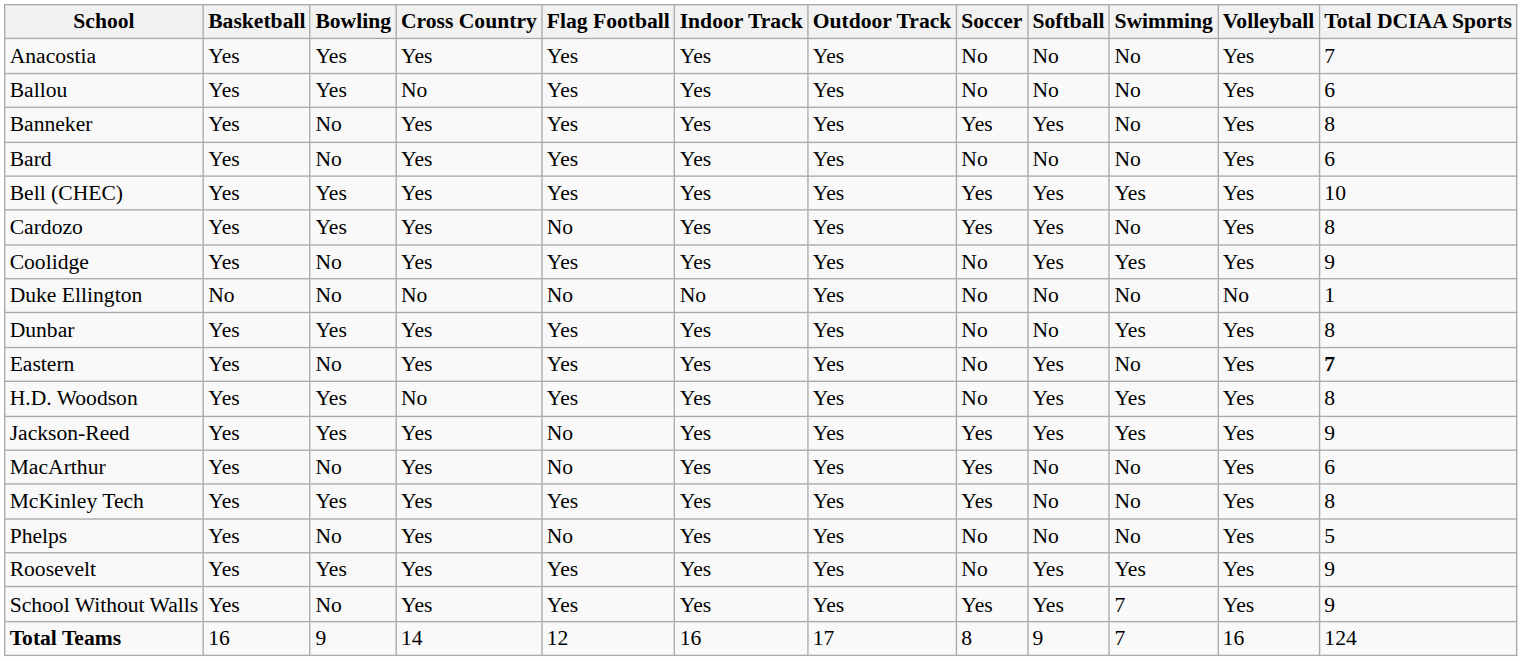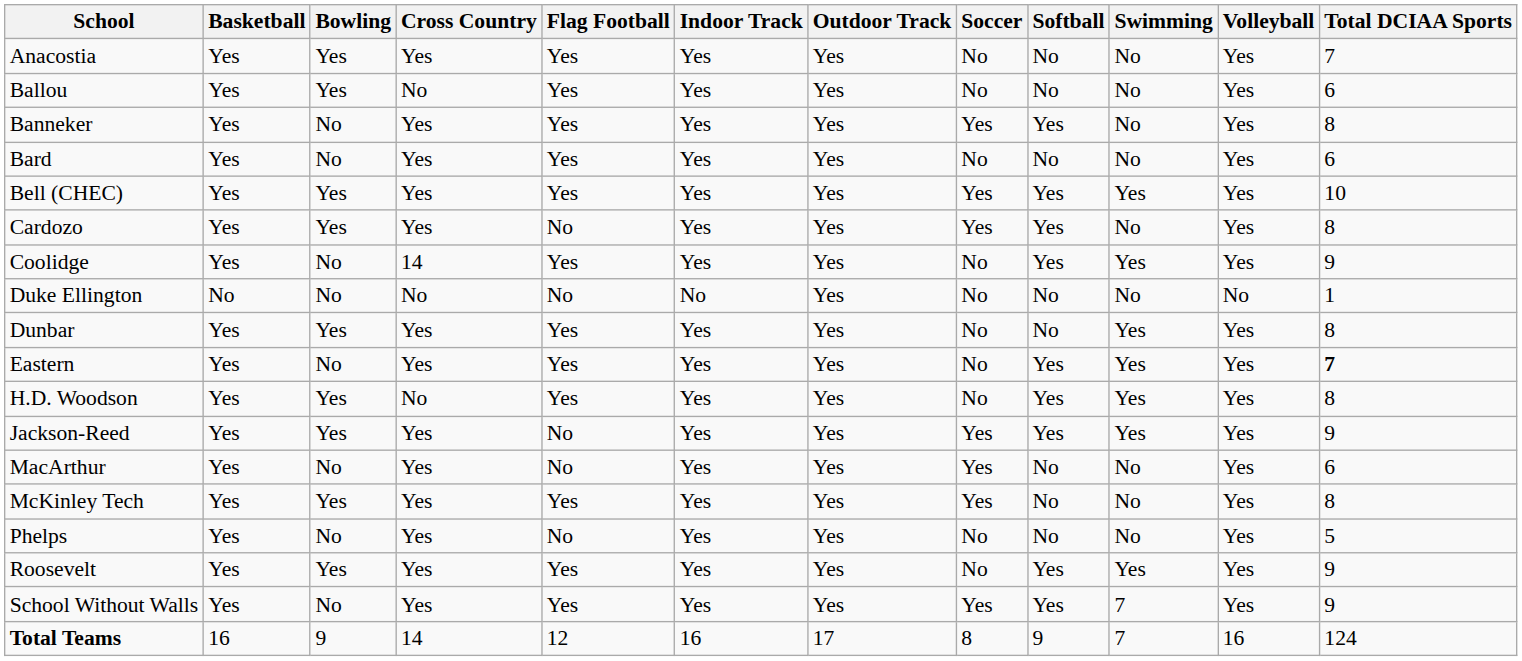(417, 261) Yes -> (412, 261) 14
(1128, 364) No -> (1130, 364) Yes
